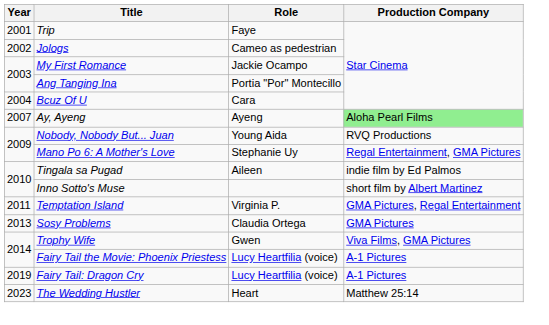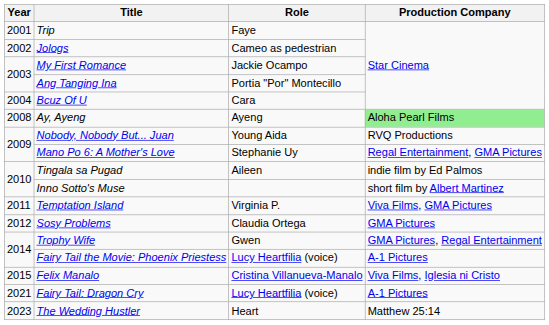(19, 118) 2007 -> (19, 118) 2008
(433, 205) GMA Pictures, Regal Entertainment -> (430, 205) Viva Films, GMA Pictures
(19, 223) 2013 -> (19, 223) 2012
(408, 240) Viva Films, GMA Pictures -> (455, 240) GMA Pictures, Regal Entertainment
+ row: (68, 275)
(19, 275) 2019 -> (19, 293) 2021
